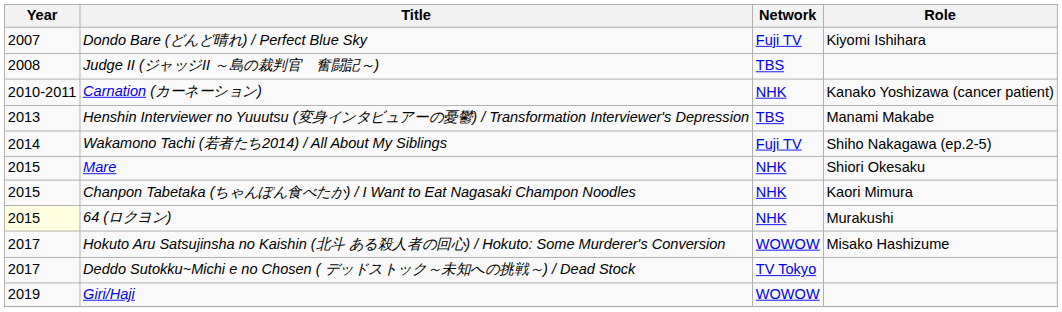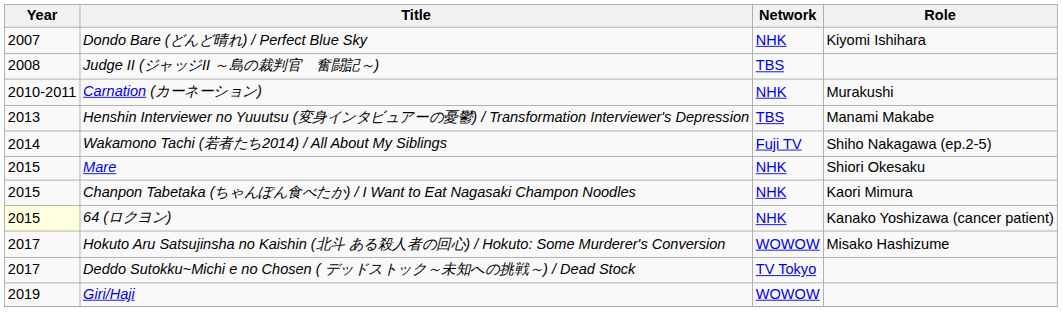(779, 40) Fuji TV -> (771, 40) NHK
(940, 92) Kanako Yoshizawa (cancer patient) -> (860, 92) Murakushi
(860, 218) Murakushi -> (940, 218) Kanako Yoshizawa (cancer patient)
